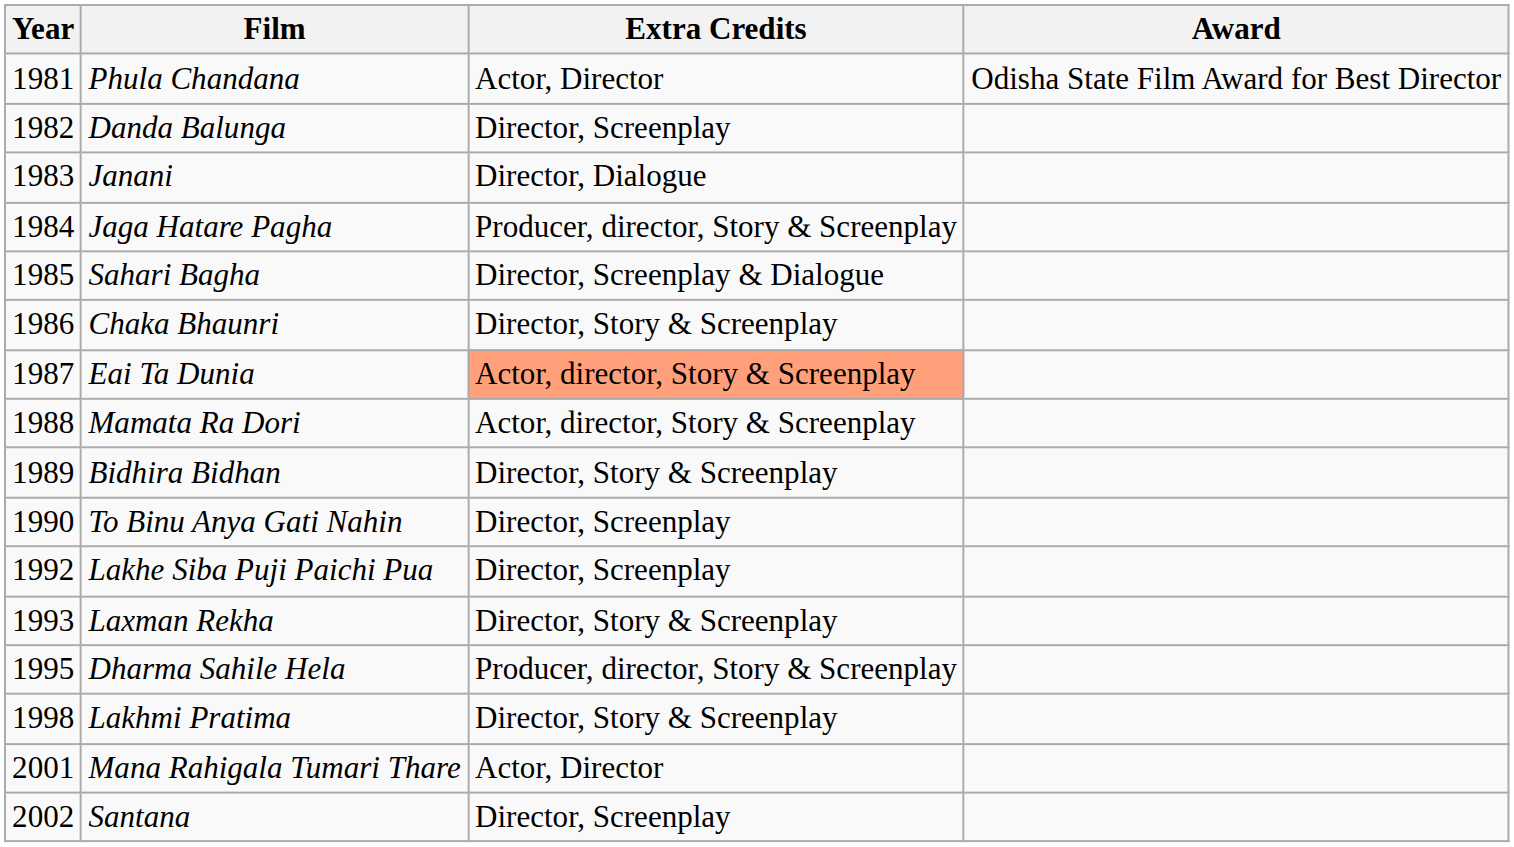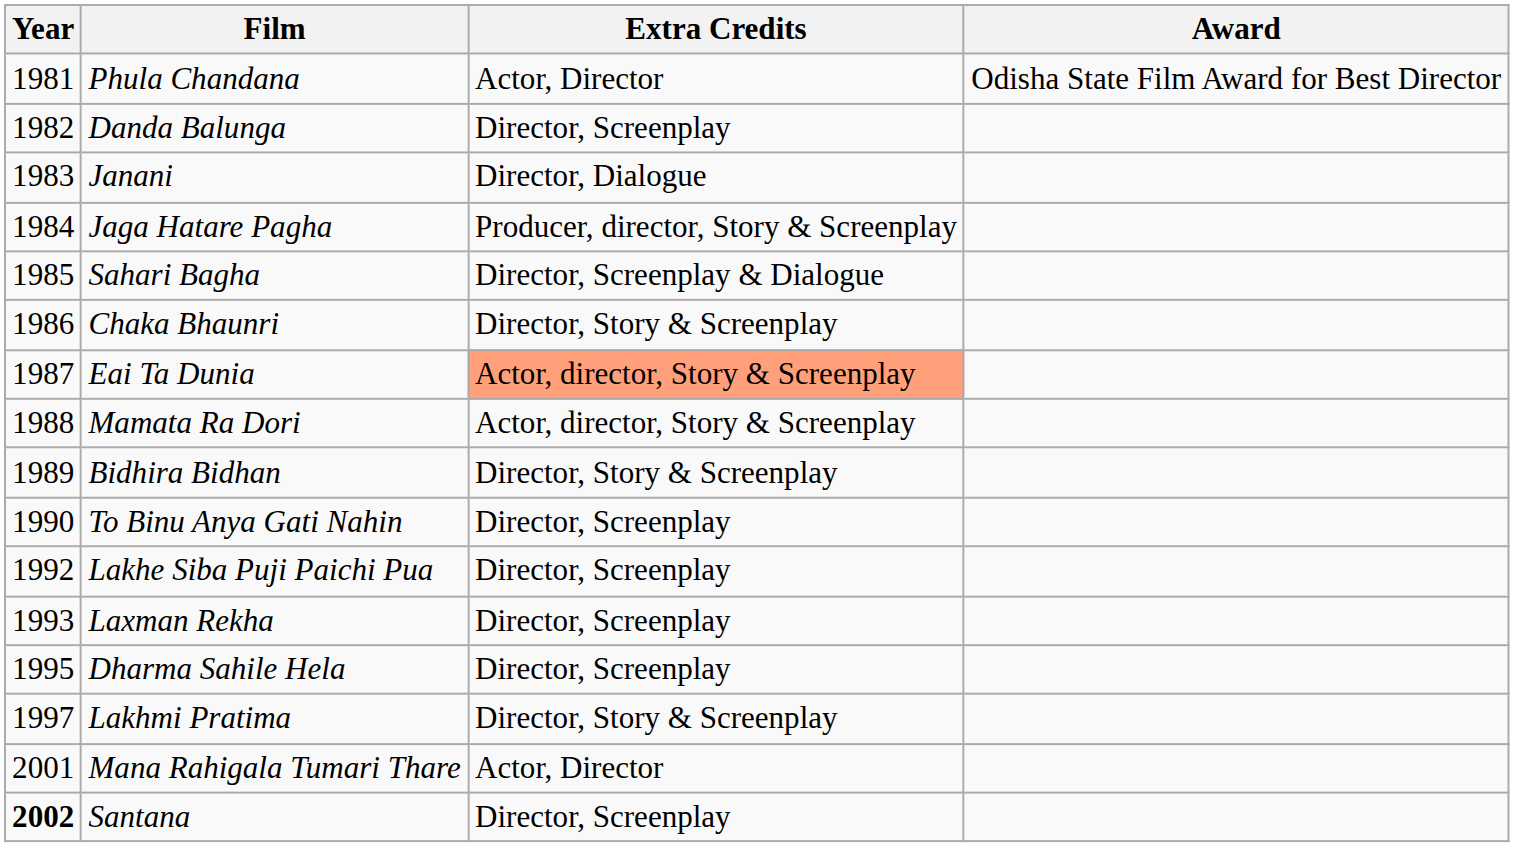(656, 619) Director, Story & Screenplay -> (603, 619) Director, Screenplay
(716, 669) Producer, director, Story & Screenplay -> (603, 669) Director, Screenplay
(43, 718) 1998 -> (43, 718) 1997
(43, 816) normal -> (43, 816) bold
